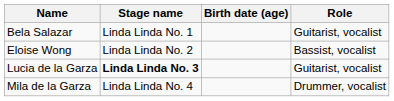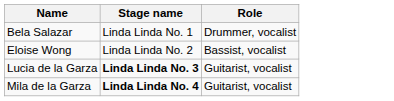- column: (246, 13)
(338, 31) Guitarist, vocalist -> (250, 31) Drummer, vocalist
(148, 86) normal -> (151, 86) bold
(340, 86) Drummer, vocalist -> (248, 86) Guitarist, vocalist
